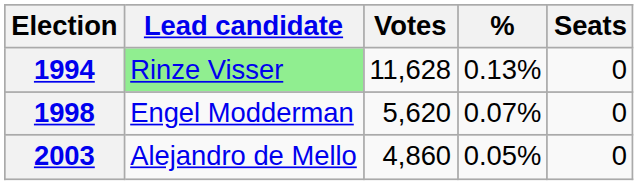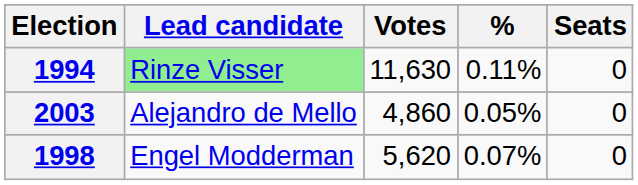(410, 69) 11,628 -> (410, 69) 11,630
(502, 69) 0.13% -> (504, 69) 0.11%
rows swapped: (64, 112) <-> (64, 156)
